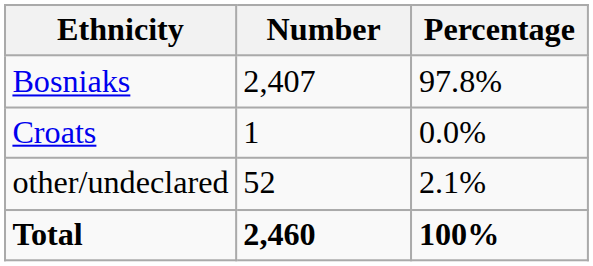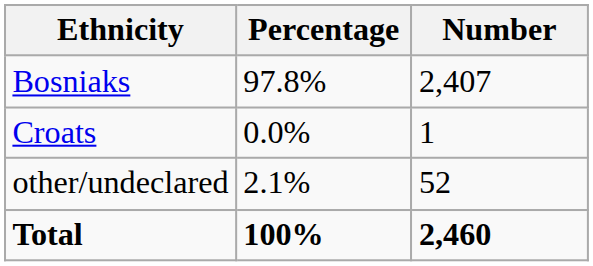columns swapped: (324, 30) <-> (499, 30)
